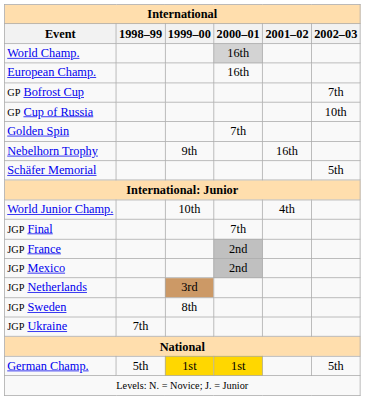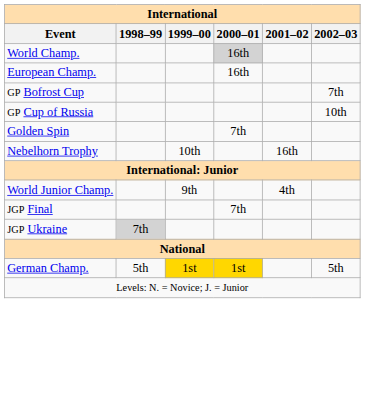(189, 151) 9th -> (189, 151) 10th
- row: (52, 170)
(189, 209) 10th -> (189, 190) 9th
- row: (34, 248)
- row: (36, 268)
- row: (47, 287)
- row: (37, 307)
(141, 326) no background -> (141, 229) lightgrey background
